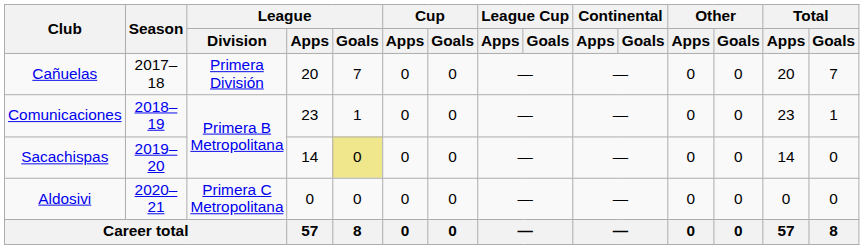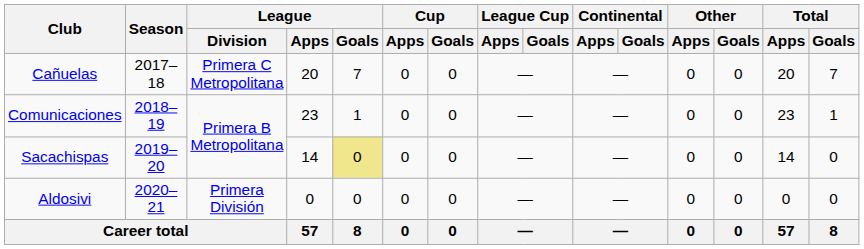(237, 74) Primera División -> (237, 74) Primera C Metropolitana
(237, 198) Primera C Metropolitana -> (237, 198) Primera División
